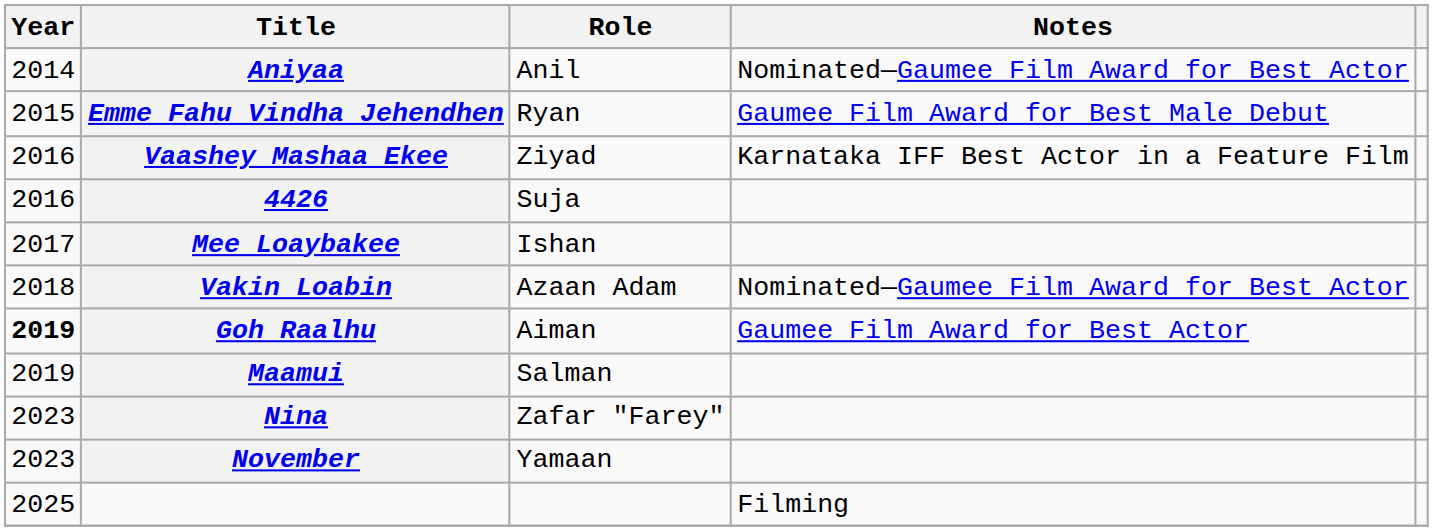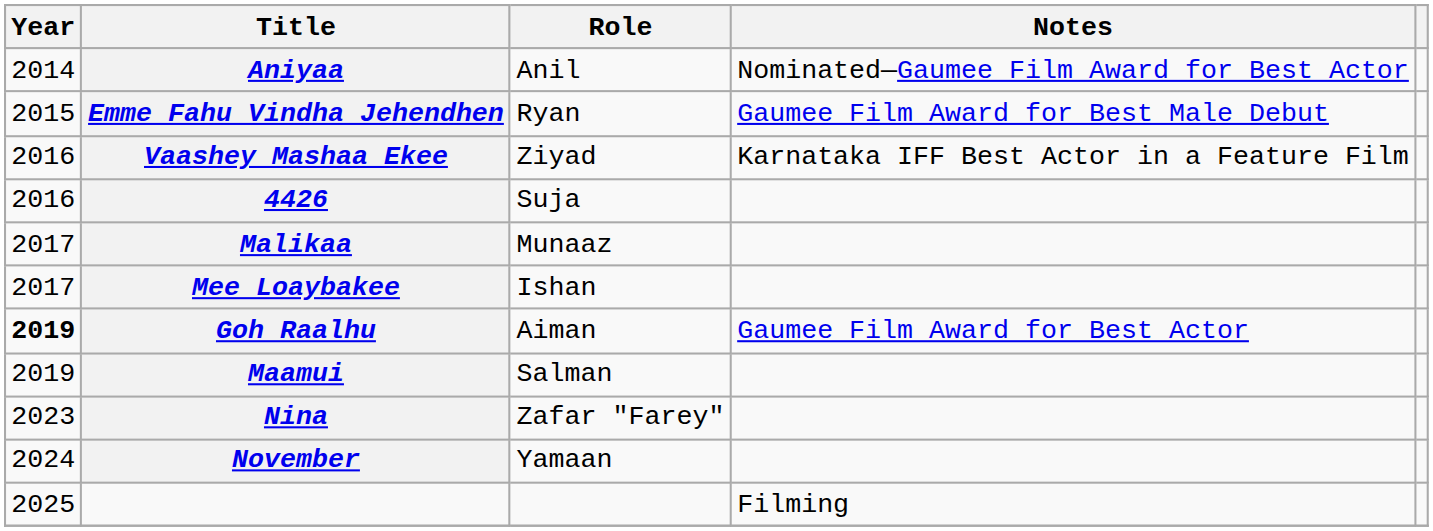+ row: (296, 244)
- row: (296, 287)
(43, 461) 2023 -> (43, 461) 2024
